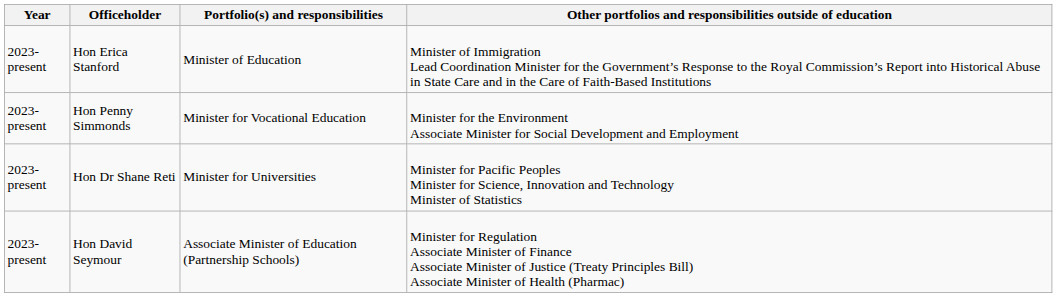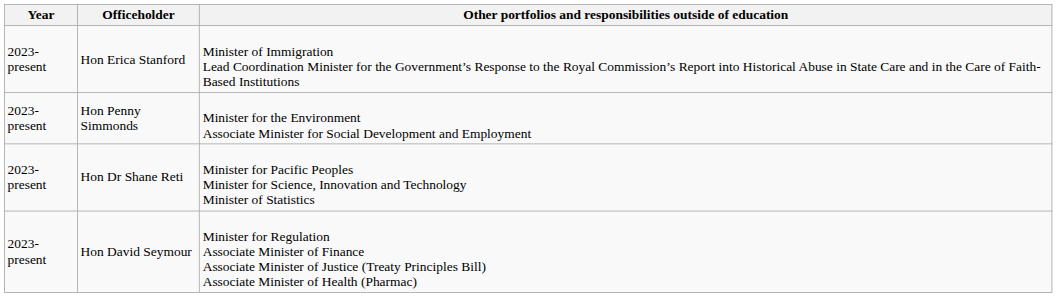- column: (294, 15)
